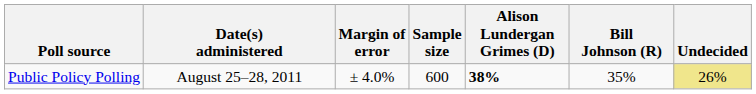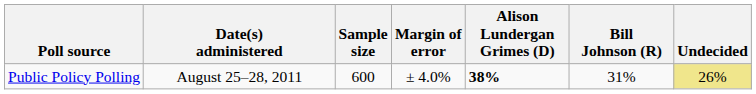columns swapped: (437, 42) <-> (372, 42)
(622, 76) 35% -> (622, 76) 31%
